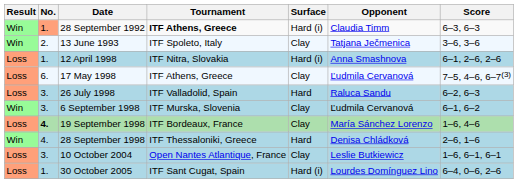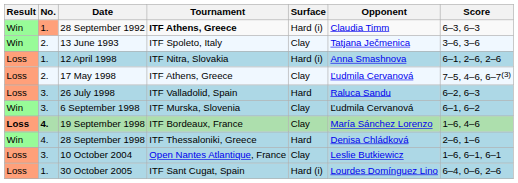(44, 75) 6. -> (44, 75) 2.
(17, 123) normal -> (18, 123) bold
